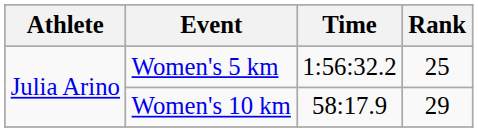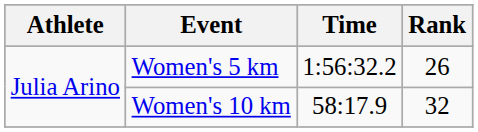(437, 66) 25 -> (437, 66) 26
(437, 107) 29 -> (437, 107) 32
